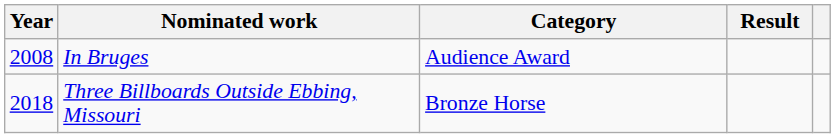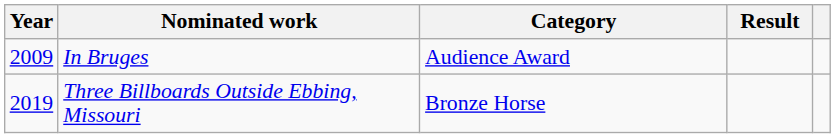(31, 56) 2008 -> (31, 56) 2009
(31, 103) 2018 -> (31, 103) 2019
